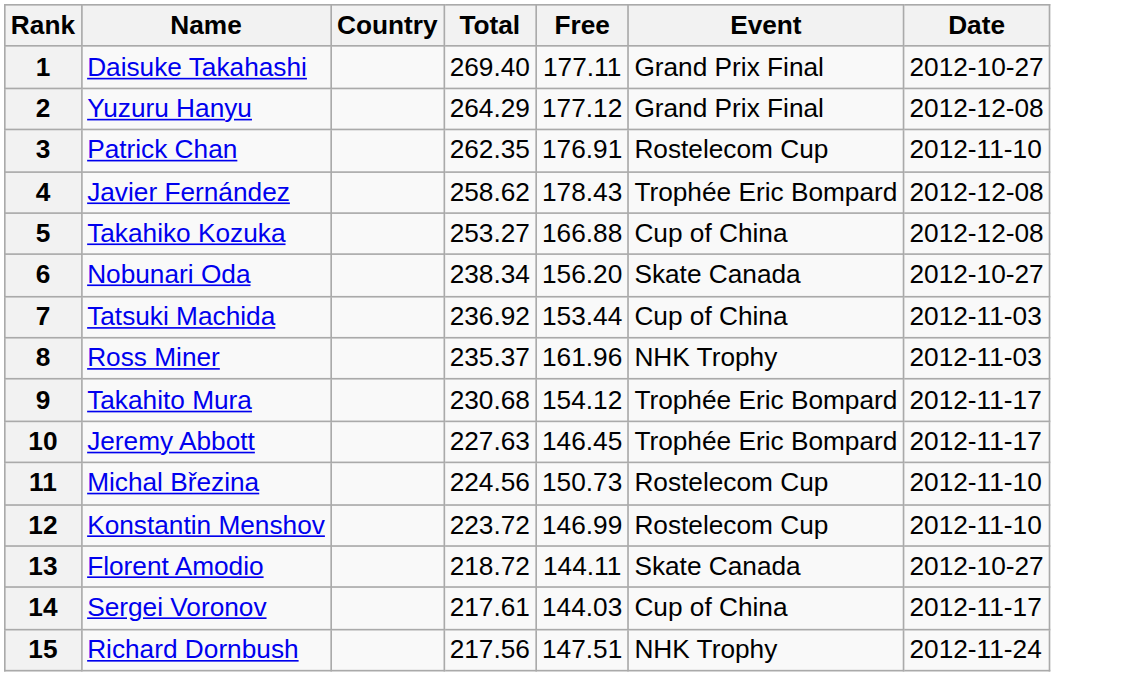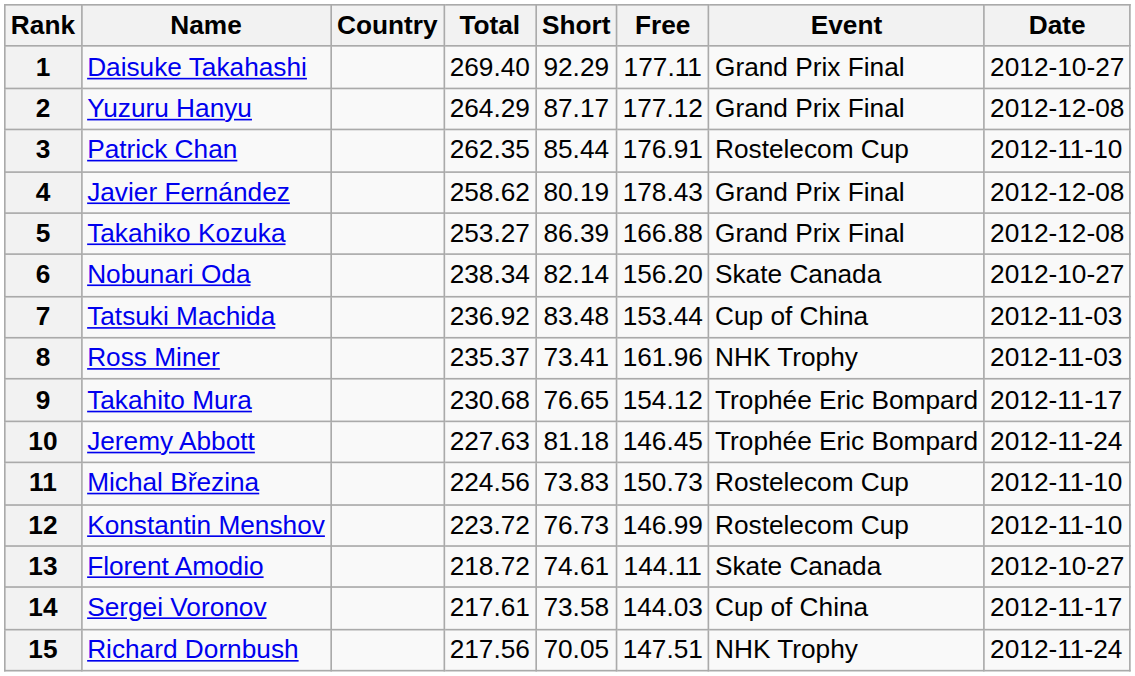+ column: (576, 25)
(766, 191) Trophée Eric Bompard -> (810, 191) Grand Prix Final
(711, 233) Cup of China -> (810, 233) Grand Prix Final
(976, 441) 2012-11-17 -> (1056, 441) 2012-11-24
